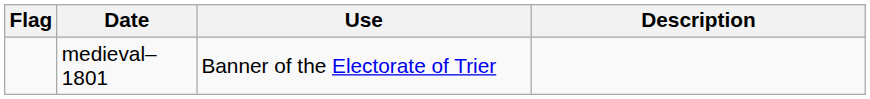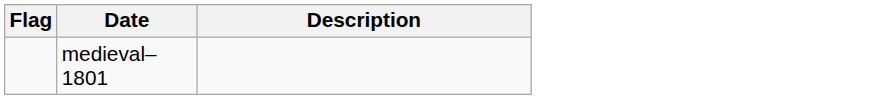- column: (364, 20)
